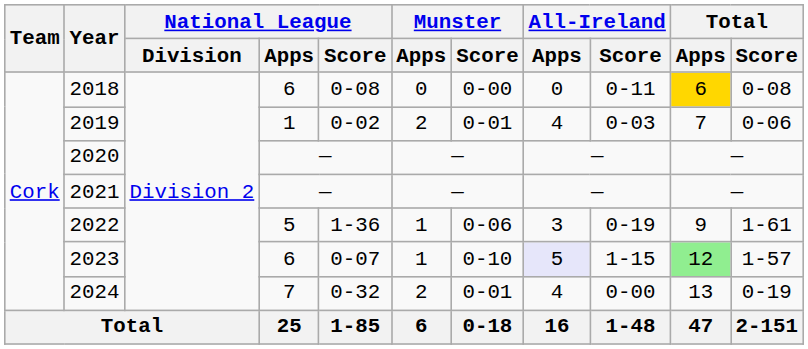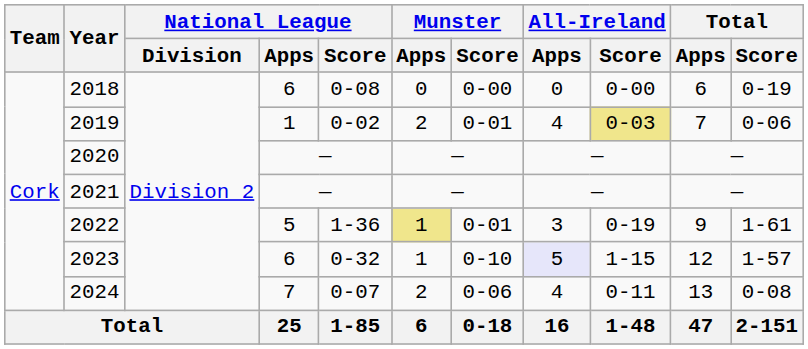(631, 90) 0-11 -> (631, 90) 0-00
(701, 90) gold background -> (701, 90) no background
(767, 90) 0-08 -> (767, 90) 0-19
(631, 123) no background -> (631, 123) khaki background
(421, 225) no background -> (421, 225) khaki background
(487, 225) 0-06 -> (487, 225) 0-01
(355, 259) 0-07 -> (355, 259) 0-32
(701, 259) lightgreen background -> (701, 259) no background
(355, 293) 0-32 -> (355, 293) 0-07
(487, 293) 0-01 -> (487, 293) 0-06
(631, 293) 0-00 -> (631, 293) 0-11
(767, 293) 0-19 -> (767, 293) 0-08
